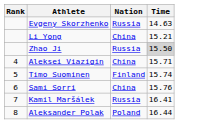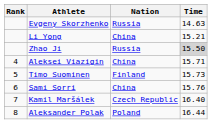(161, 74) 15.74 -> (193, 74) 15.73
(126, 100) Russia -> (145, 100) Czech Republic
(161, 100) 16.41 -> (193, 100) 16.40
